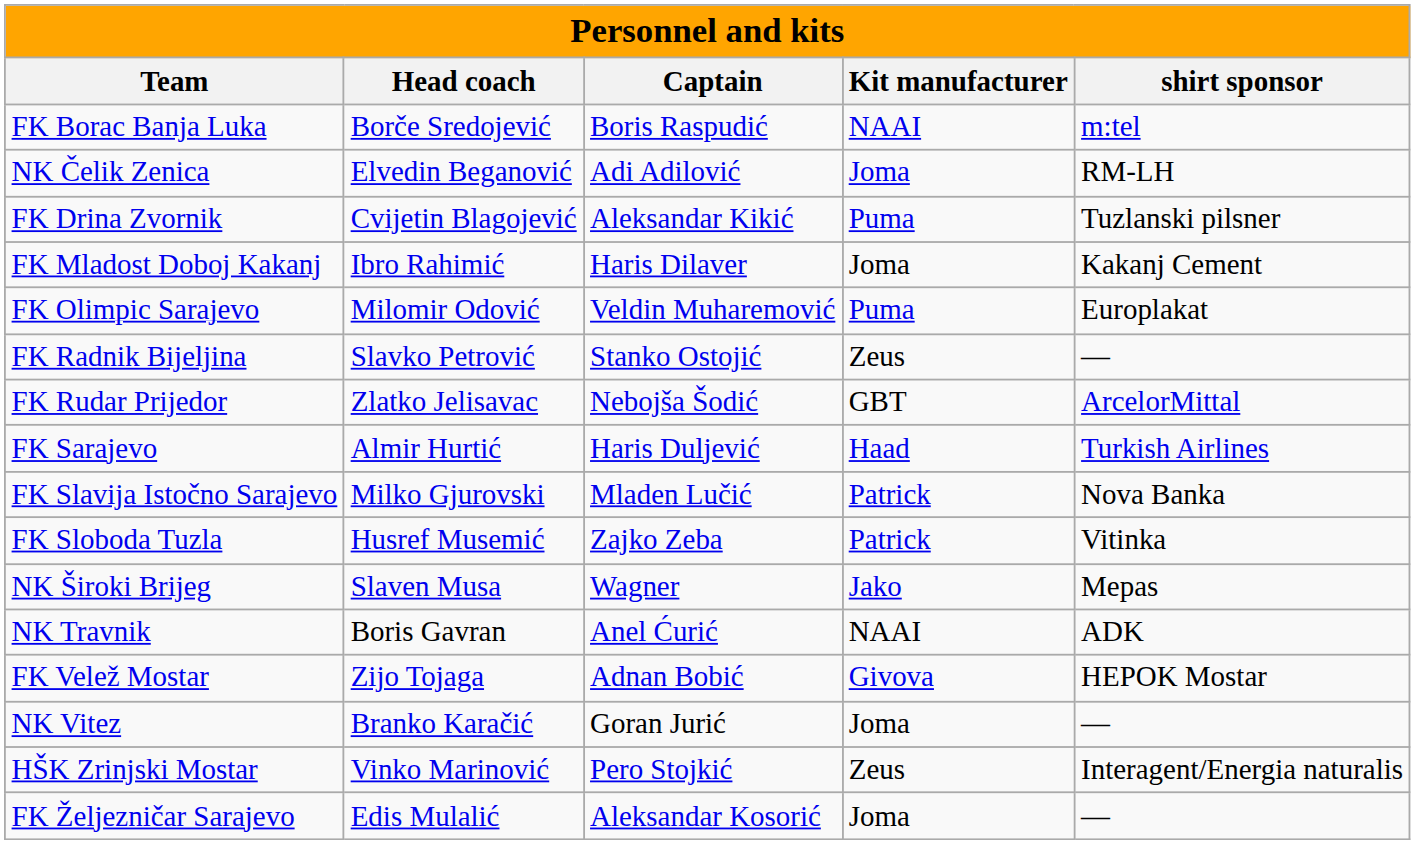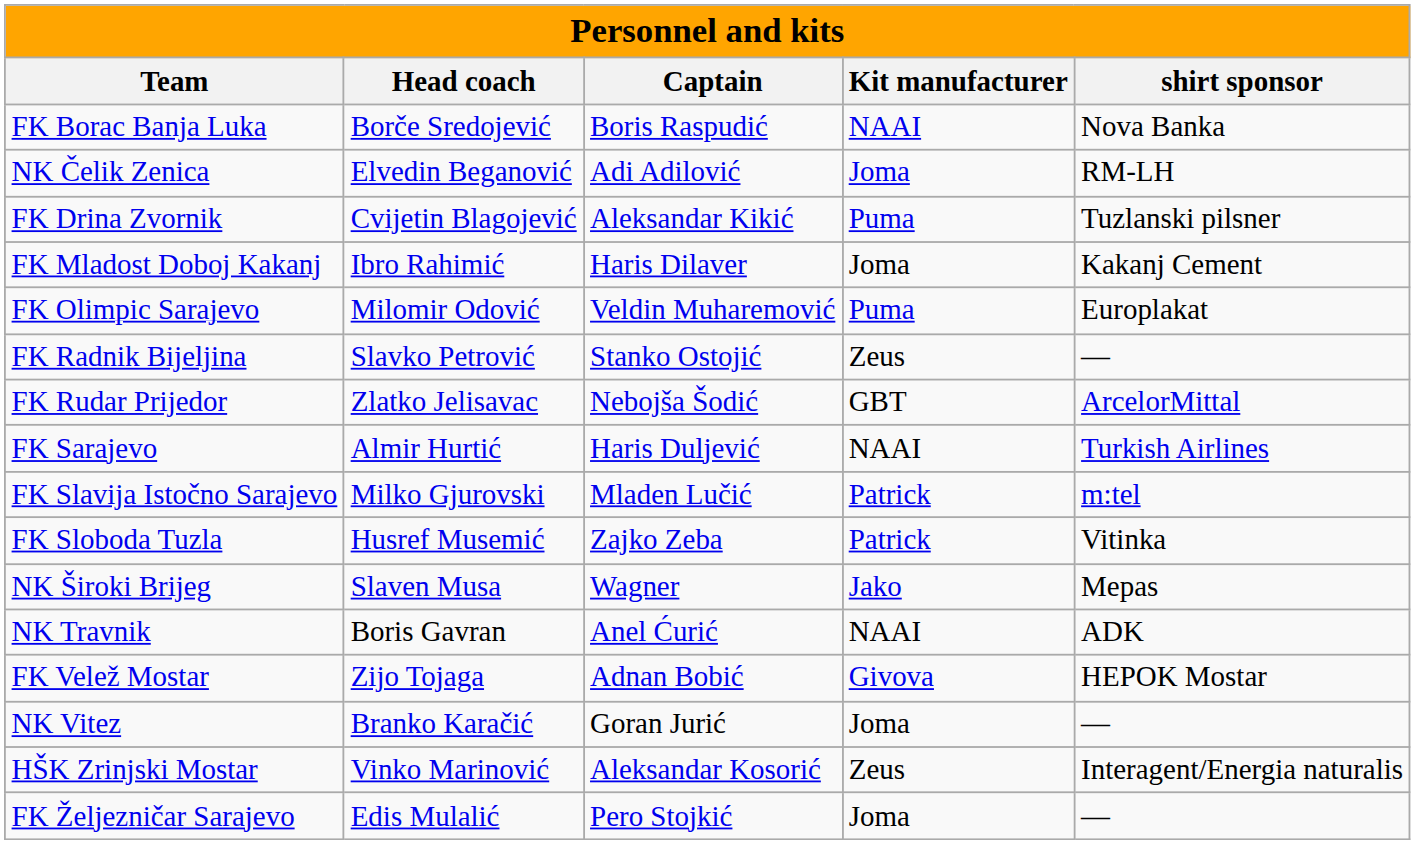(1111, 126) m:tel -> (1153, 126) Nova Banka
(879, 448) Haad -> (885, 448) NAAI
(1153, 493) Nova Banka -> (1111, 493) m:tel
(661, 769) Pero Stojkić -> (705, 769) Aleksandar Kosorić
(705, 815) Aleksandar Kosorić -> (661, 815) Pero Stojkić
